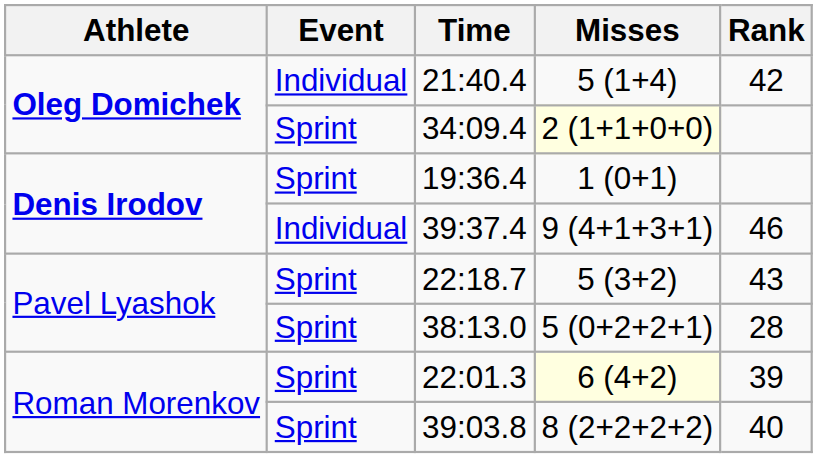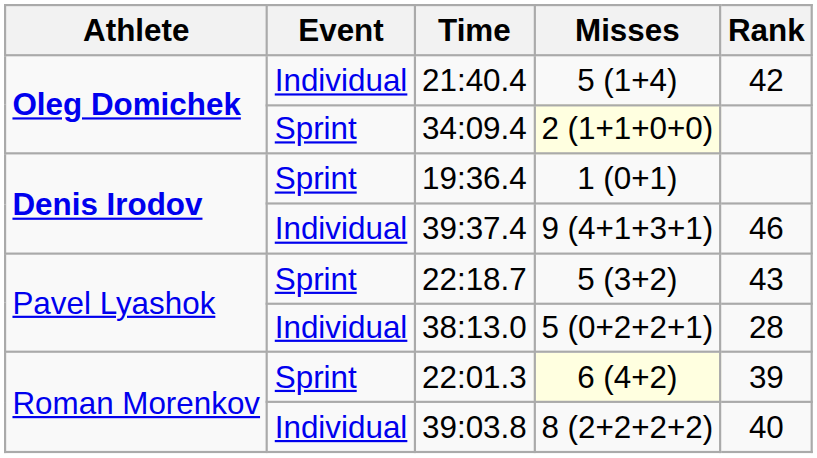(316, 328) Sprint -> (341, 328) Individual
(316, 427) Sprint -> (341, 427) Individual
